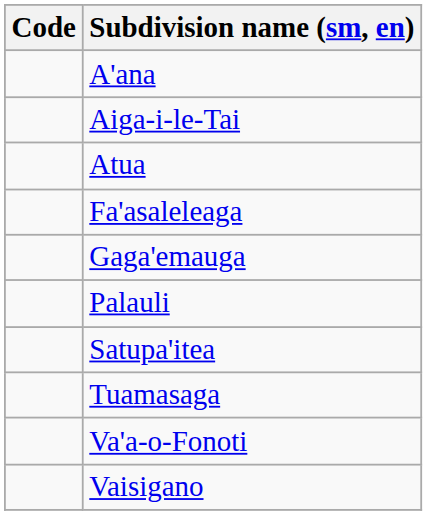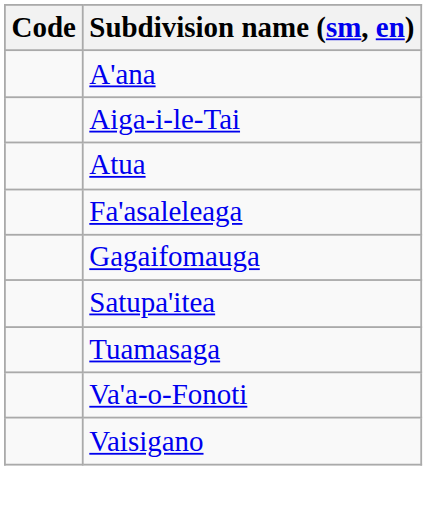- row: (167, 257)
+ row: (175, 257)
- row: (130, 303)
